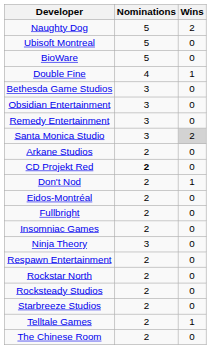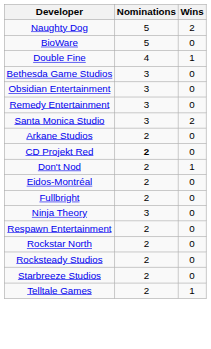- row: (59, 43)
(192, 136) lightgrey background -> (192, 120) no background
- row: (59, 228)
- row: (59, 337)
